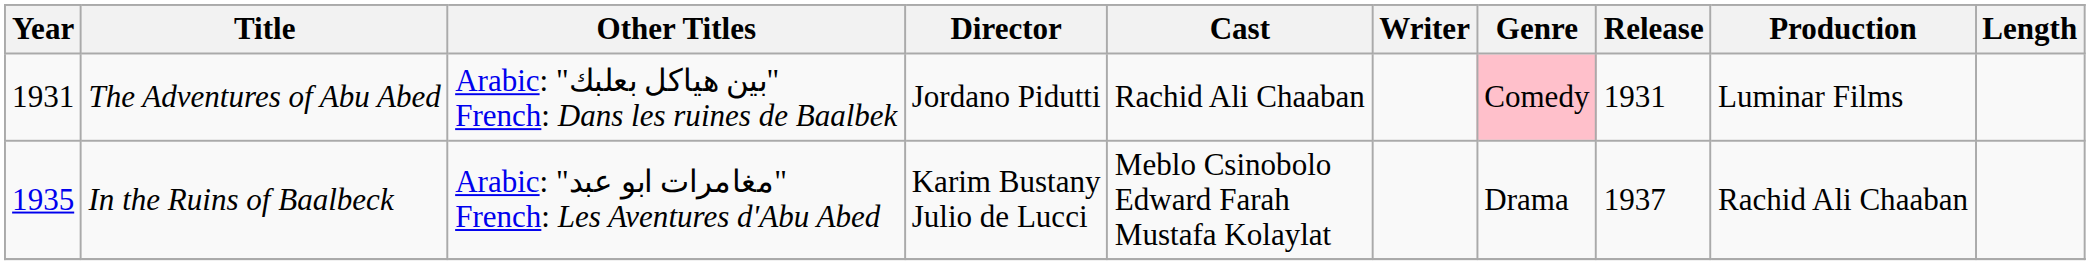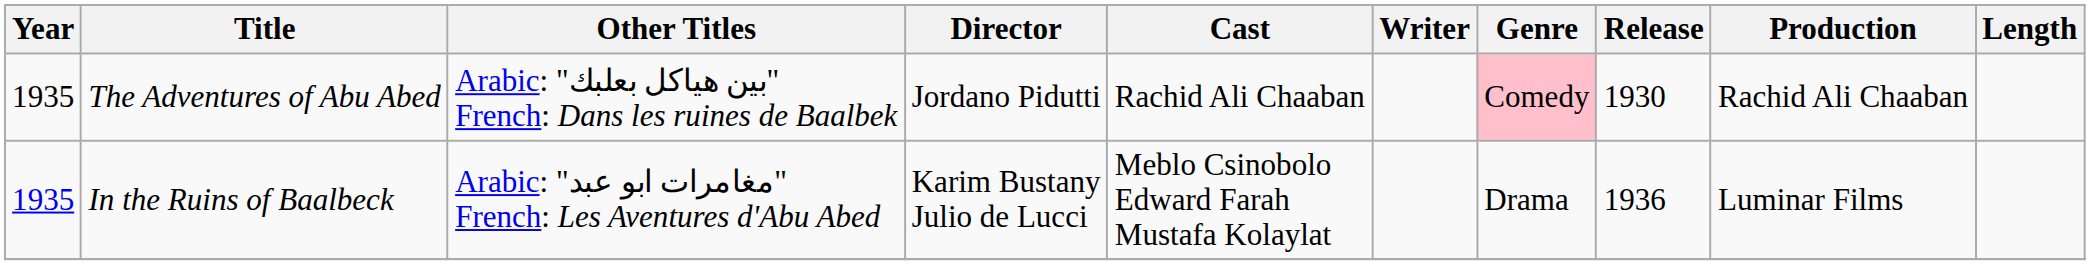(43, 96) 1931 -> (43, 96) 1935
(1635, 96) 1931 -> (1635, 96) 1930
(1811, 96) Luminar Films -> (1843, 96) Rachid Ali Chaaban
(1635, 199) 1937 -> (1635, 199) 1936
(1843, 199) Rachid Ali Chaaban -> (1811, 199) Luminar Films
